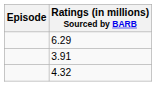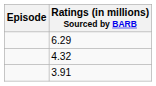rows swapped: (61, 72) <-> (61, 56)
